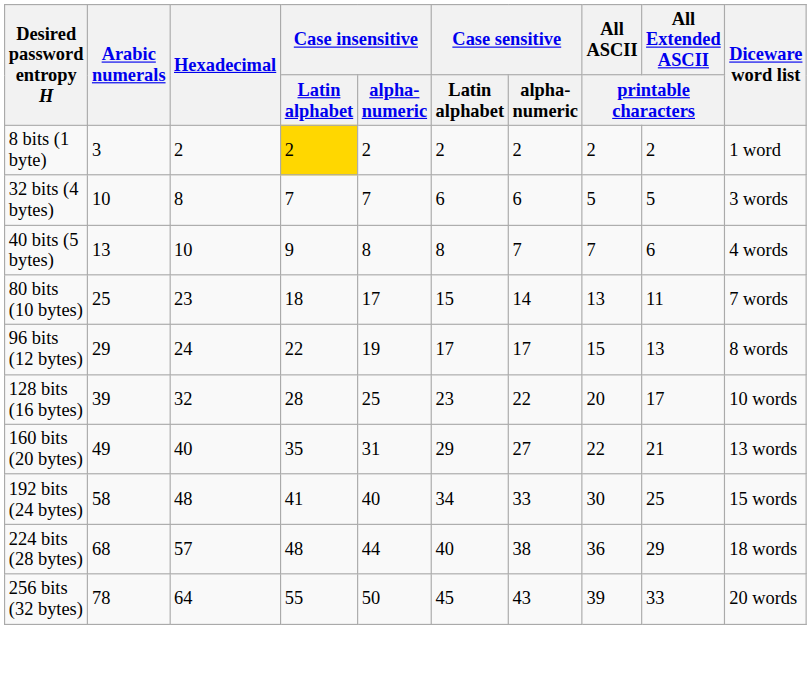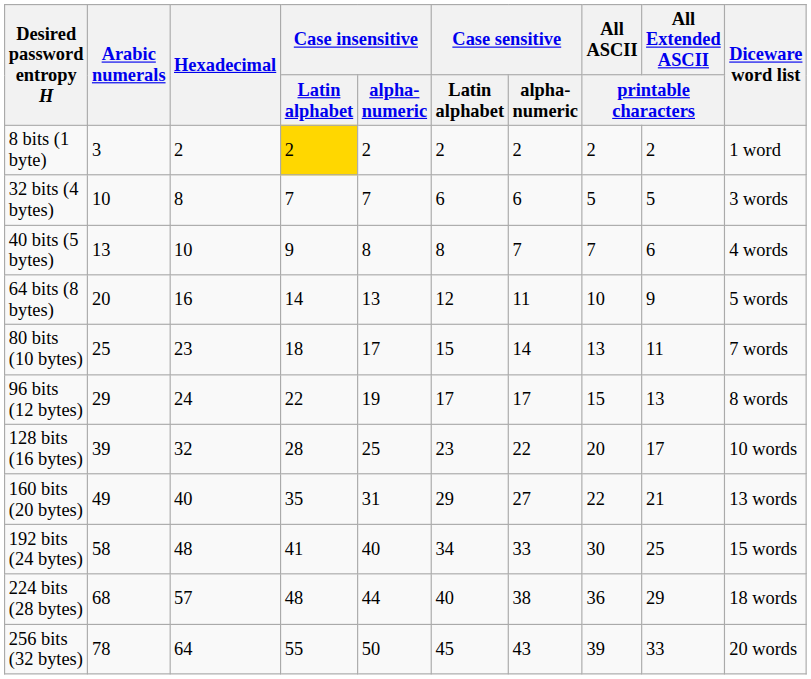+ row: (44, 299)
